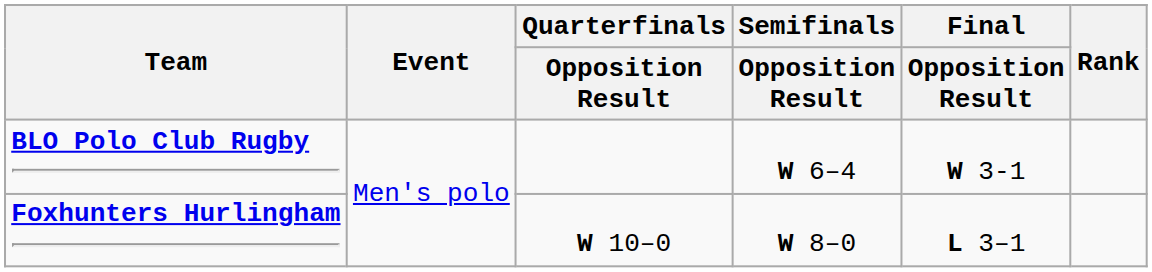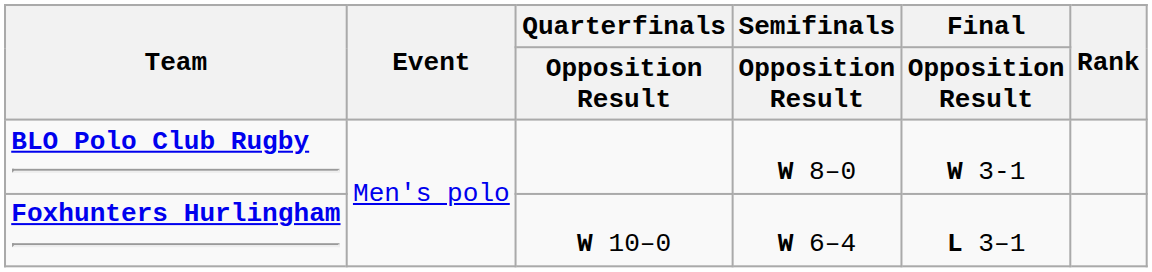(817, 172) W 6–4 -> (817, 172) W 8–0
(817, 245) W 8–0 -> (817, 245) W 6–4
